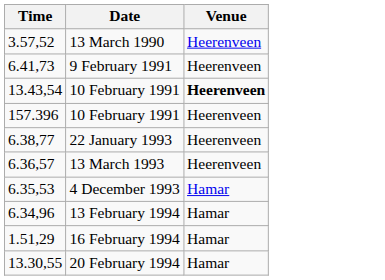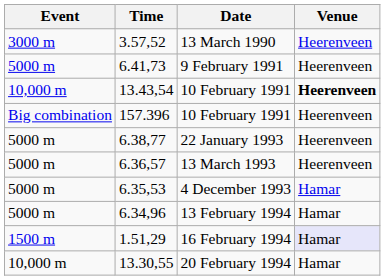+ column: (60, 16)
(208, 238) no background -> (319, 238) lavender background
